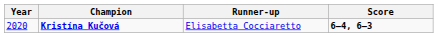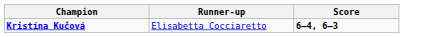- column: (21, 11)
